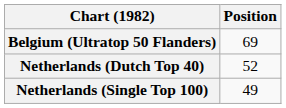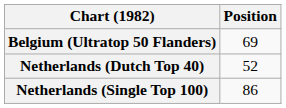(250, 90) 49 -> (250, 90) 86
